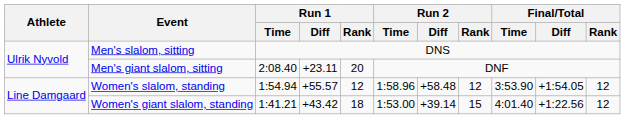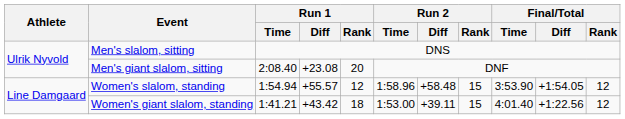(320, 68) +23.11 -> (320, 68) +23.08
(475, 86) 12 -> (475, 86) 15
(438, 104) +39.14 -> (438, 104) +39.11
